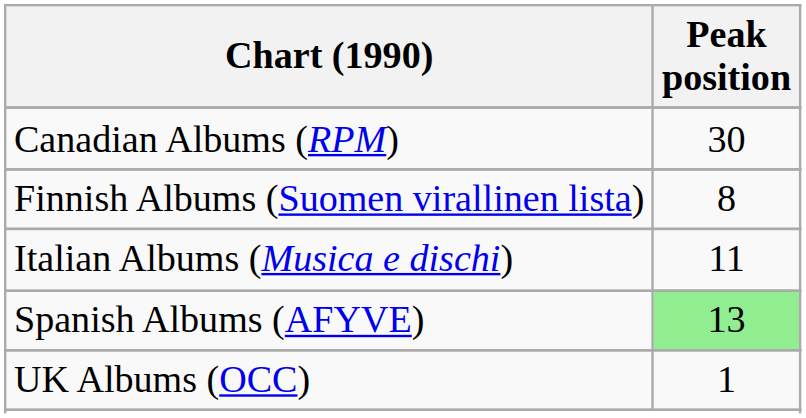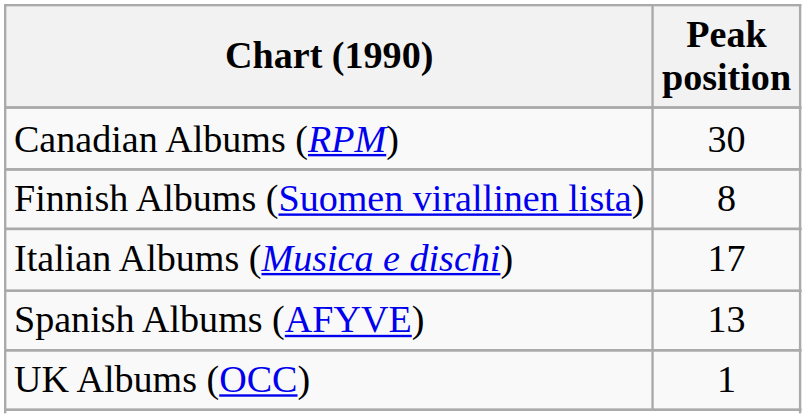(727, 258) 11 -> (727, 258) 17
(727, 319) lightgreen background -> (727, 319) no background
